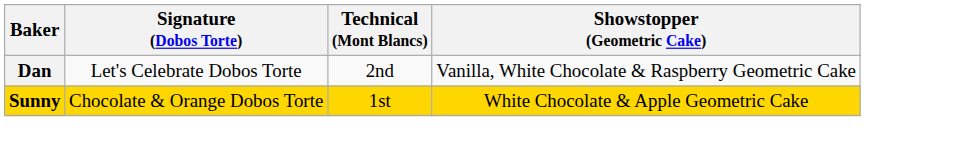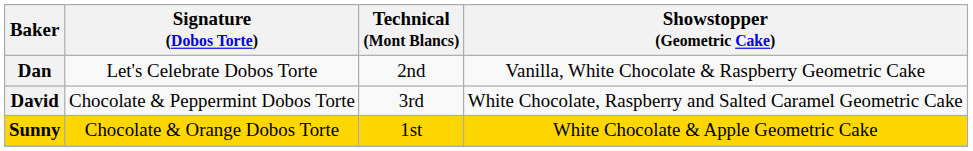+ row: (35, 100)
